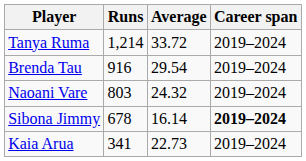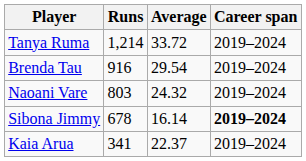(169, 144) 22.73 -> (169, 144) 22.37
